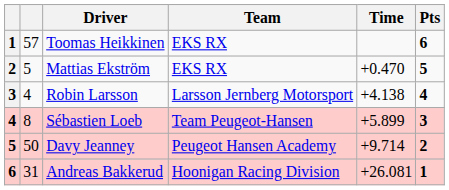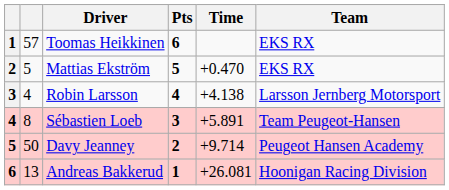columns swapped: (262, 17) <-> (430, 17)
(382, 120) +5.899 -> (222, 120) +5.891
(31, 172) 31 -> (31, 172) 13
